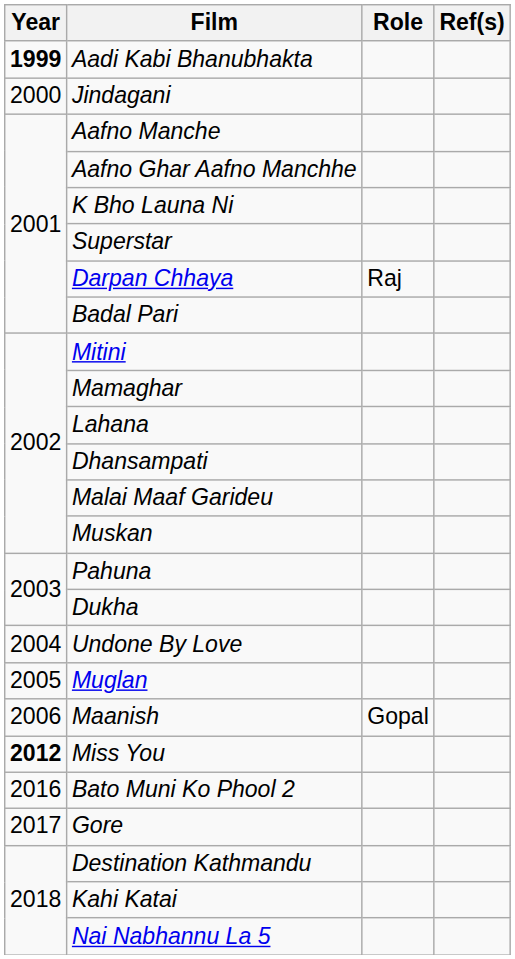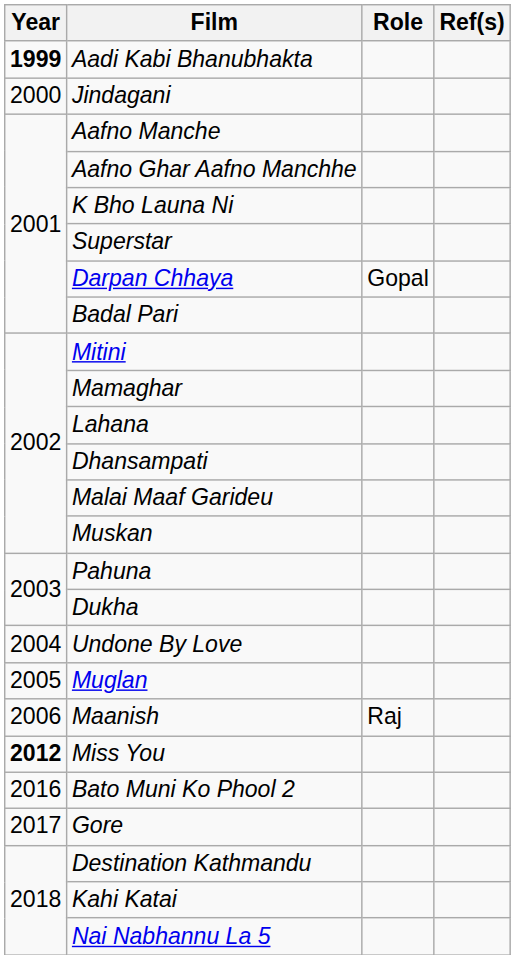(385, 278) Raj -> (398, 278) Gopal
(398, 717) Gopal -> (385, 717) Raj
